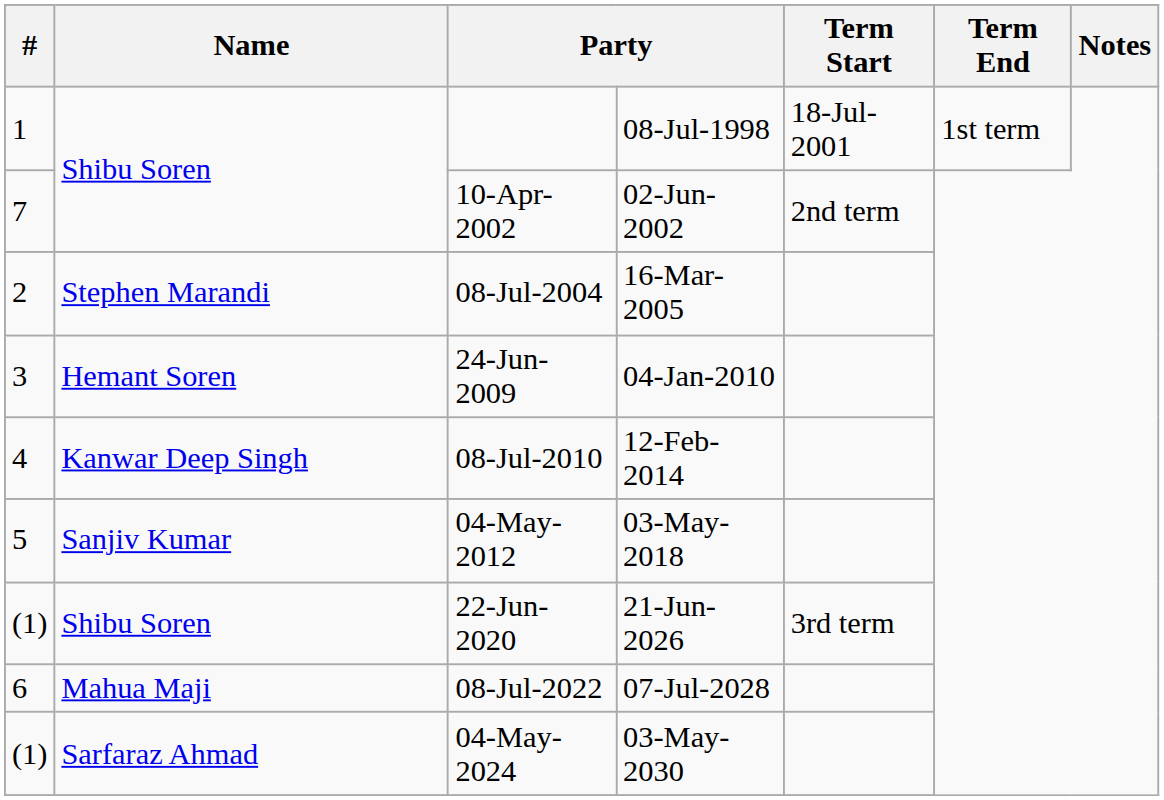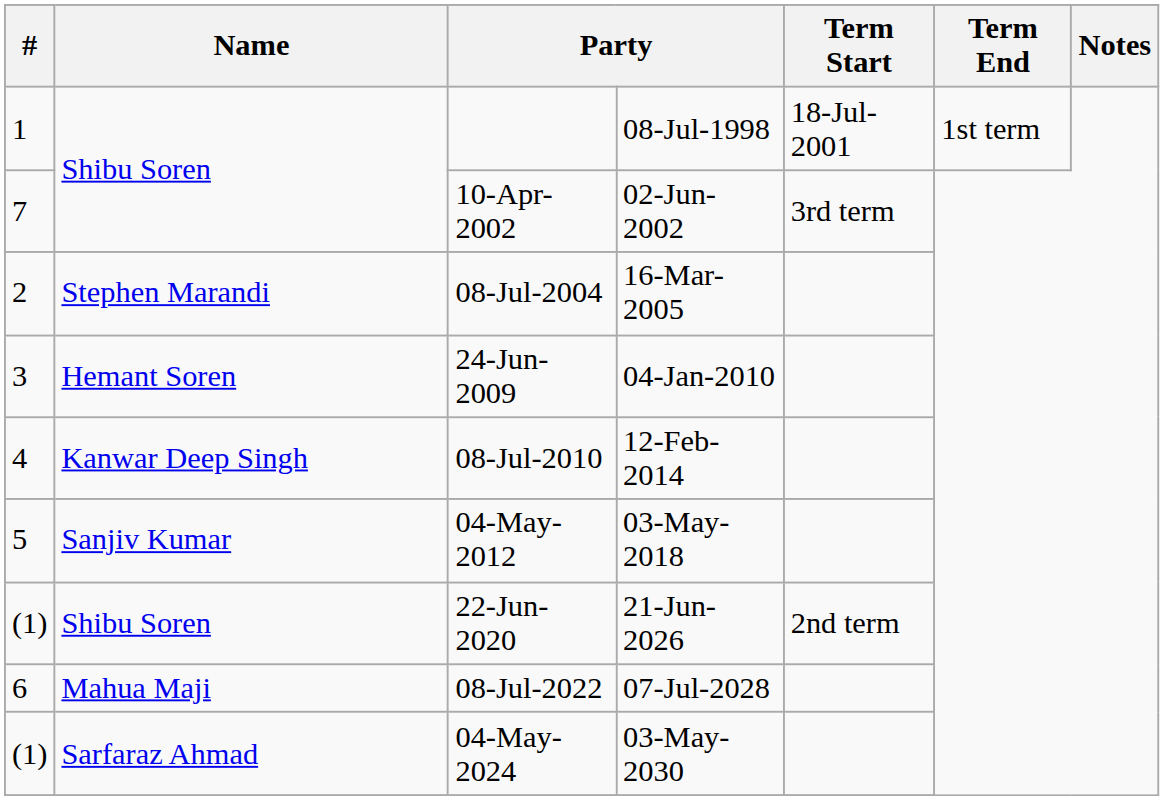(845, 210) 2nd term -> (843, 210) 3rd term
(843, 622) 3rd term -> (845, 622) 2nd term
